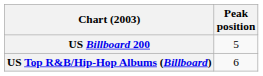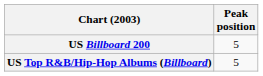(236, 62) 6 -> (236, 62) 5
